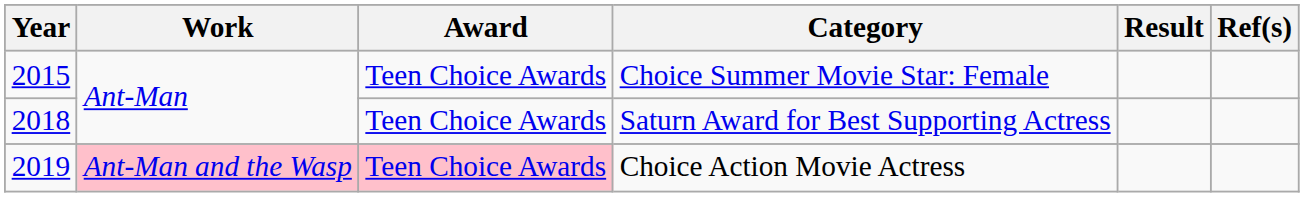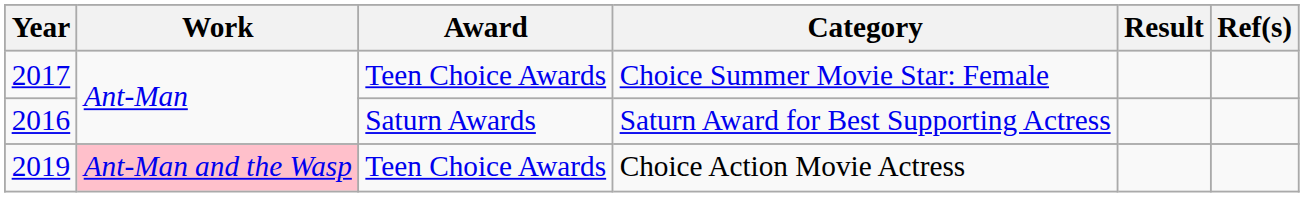(41, 74) 2015 -> (41, 74) 2017
(41, 120) 2018 -> (41, 120) 2016
(486, 120) Teen Choice Awards -> (451, 120) Saturn Awards
(486, 167) pink background -> (486, 167) no background
